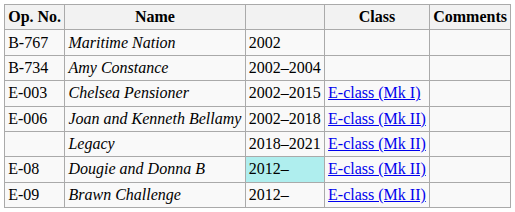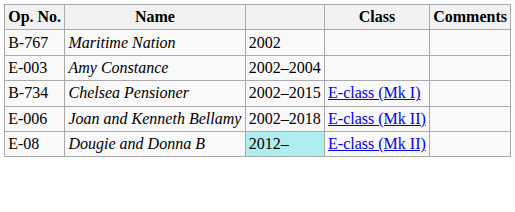(28, 67) B-734 -> (28, 67) E-003
(28, 93) E-003 -> (28, 93) B-734
- row: (92, 144)
- row: (125, 194)
